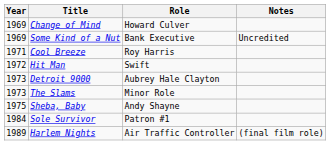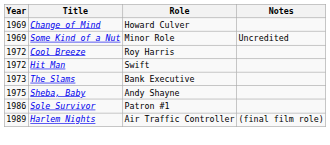(159, 38) Bank Executive -> (149, 38) Minor Role
(16, 52) 1971 -> (16, 52) 1972
- row: (60, 79)
(149, 92) Minor Role -> (159, 79) Bank Executive
(16, 120) 1984 -> (16, 106) 1986
